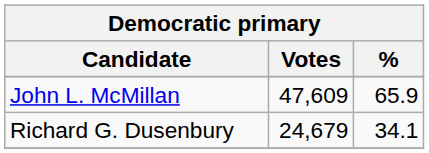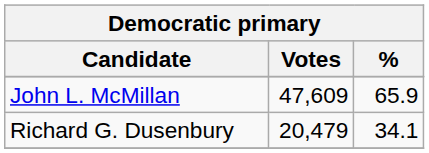(314, 131) 24,679 -> (314, 131) 20,479
